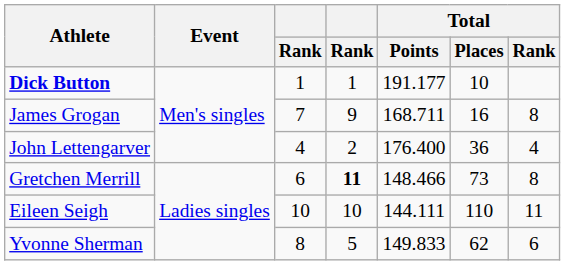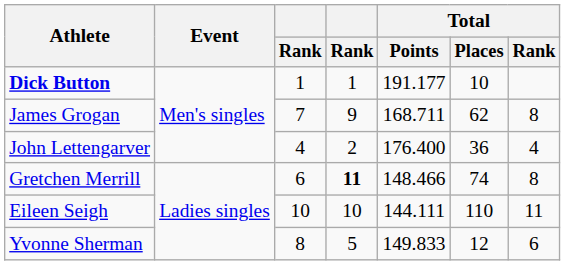(479, 115) 16 -> (479, 115) 62
(479, 179) 73 -> (479, 179) 74
(479, 243) 62 -> (479, 243) 12
